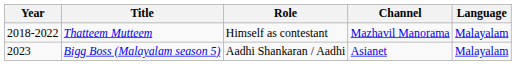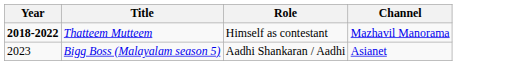- column: (482, 13)
(33, 32) normal -> (33, 32) bold
